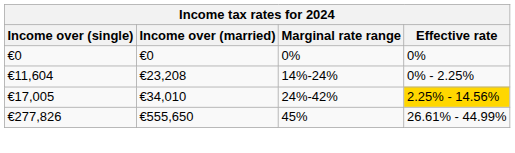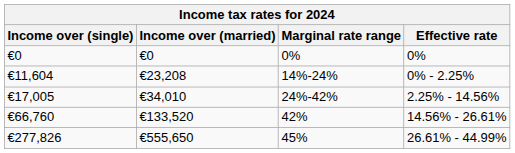(453, 96) gold background -> (453, 96) no background
+ row: (31, 117)
